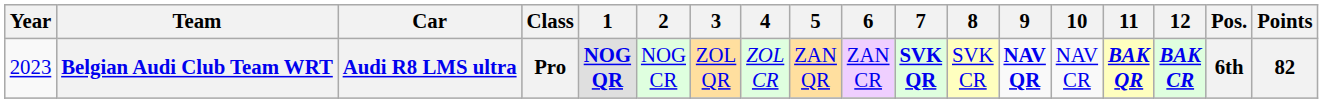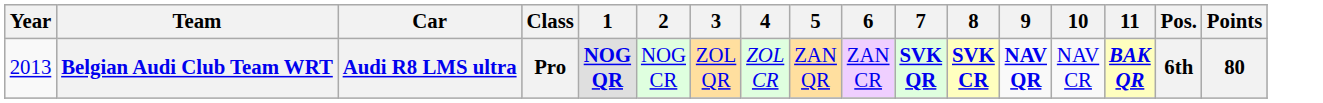- column: (1180, 21)
(30, 67) 2023 -> (30, 67) 2013
(973, 67) normal -> (973, 67) bold
(1285, 67) 82 -> (1235, 67) 80
